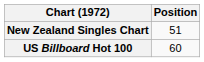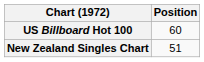rows swapped: (78, 30) <-> (78, 48)
